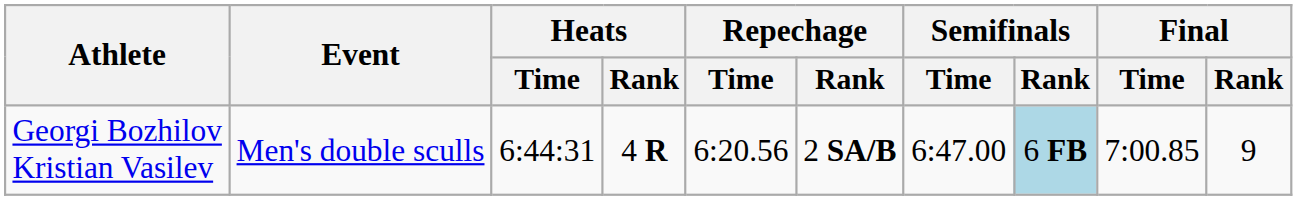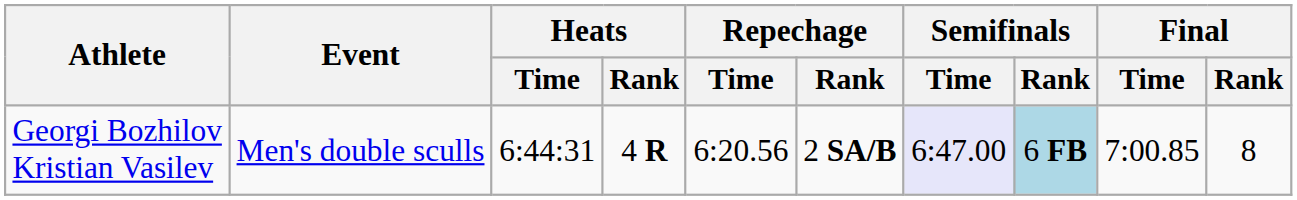(959, 150) no background -> (959, 150) lavender background
(1249, 150) 9 -> (1249, 150) 8
